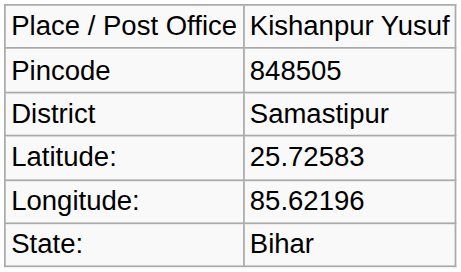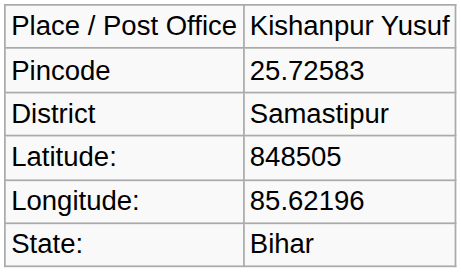(296, 69) 848505 -> (307, 69) 25.72583
(307, 157) 25.72583 -> (296, 157) 848505
